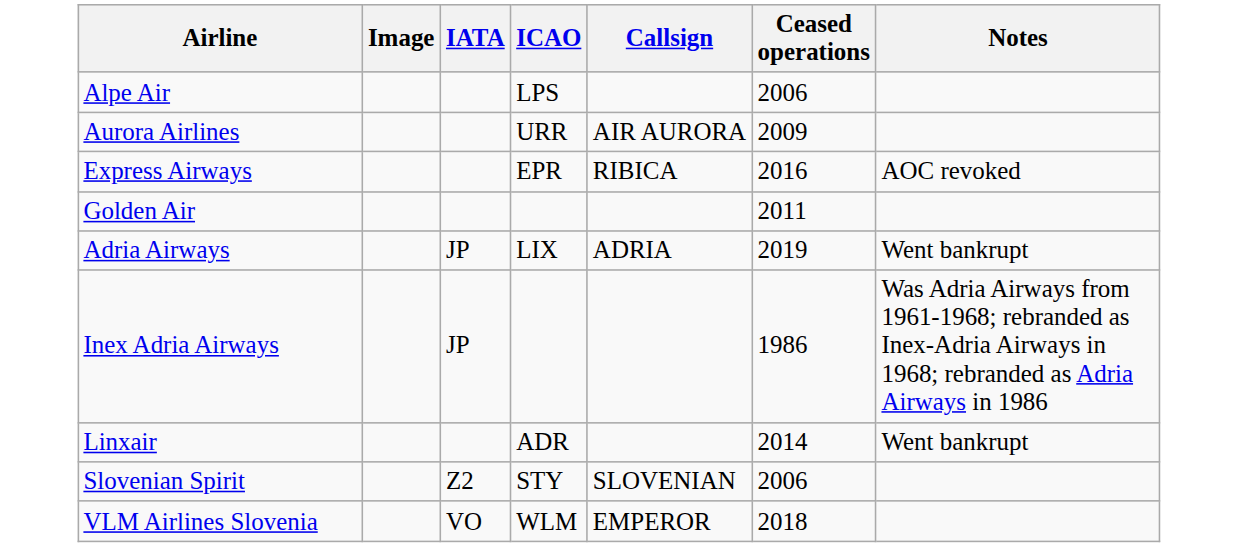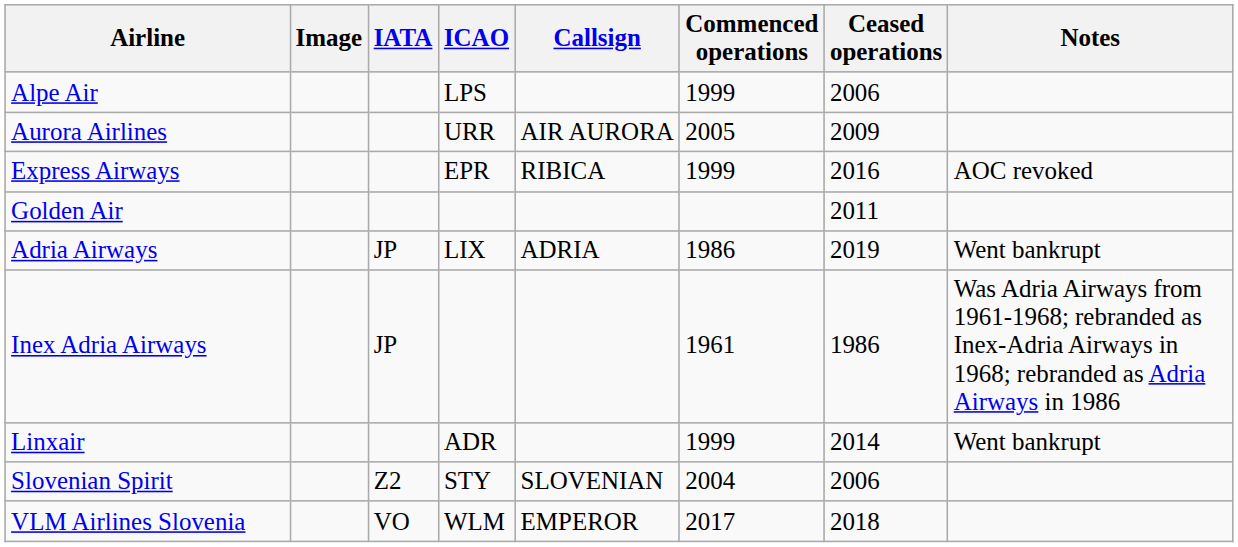+ column: (752, 38)
